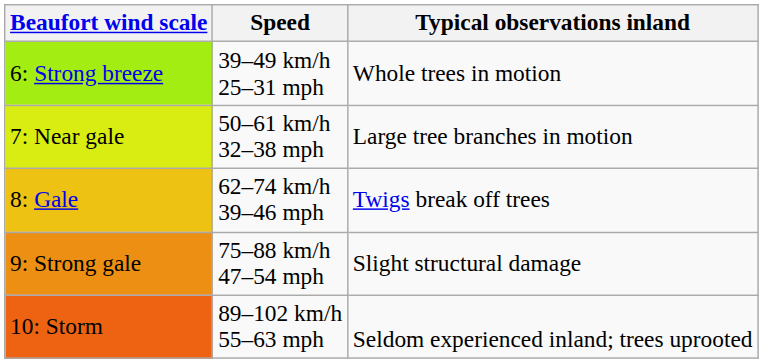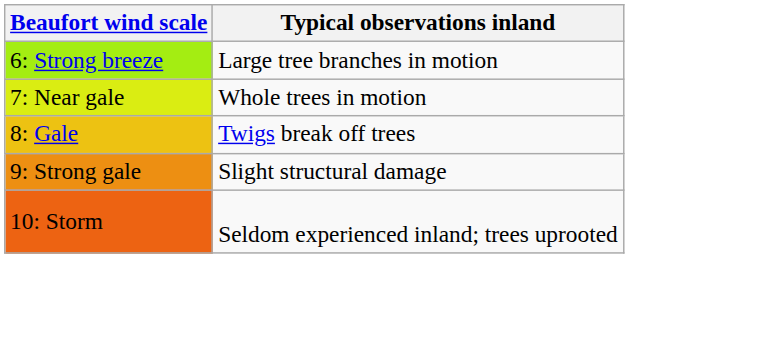- column: (280, 23)
(457, 73) Whole trees in motion -> (358, 60) Large tree branches in motion
(493, 136) Large tree branches in motion -> (322, 97) Whole trees in motion
